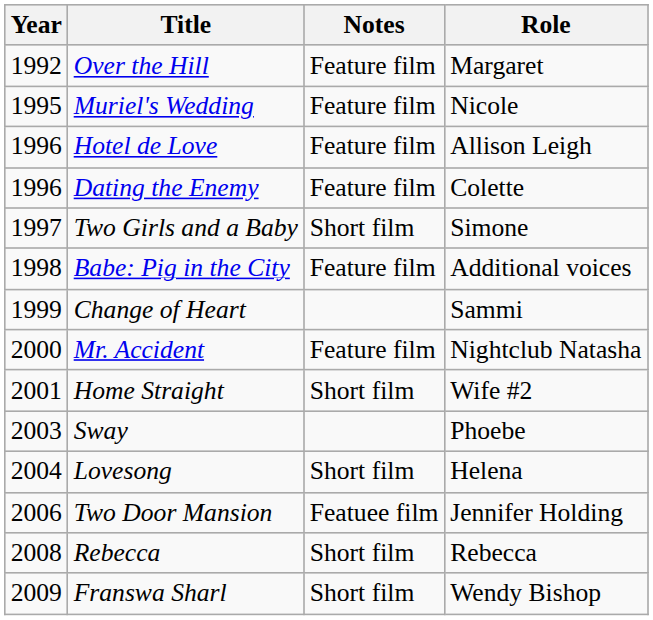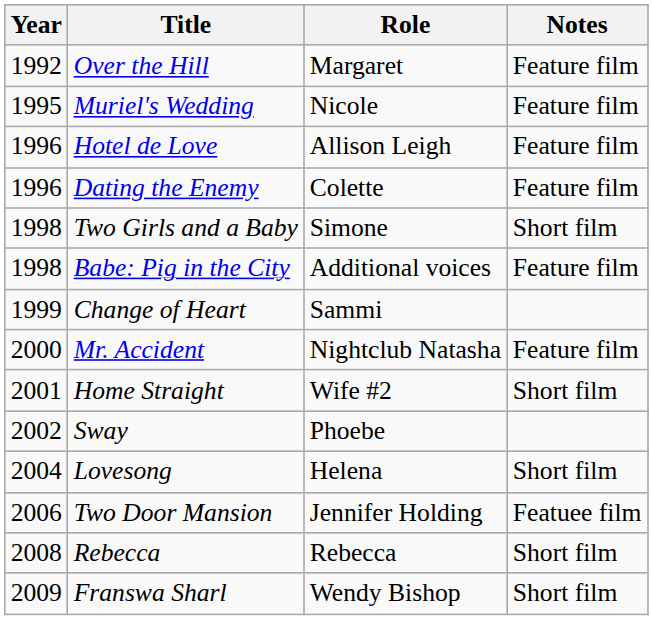columns swapped: (546, 24) <-> (374, 24)
(36, 227) 1997 -> (36, 227) 1998
(36, 430) 2003 -> (36, 430) 2002
